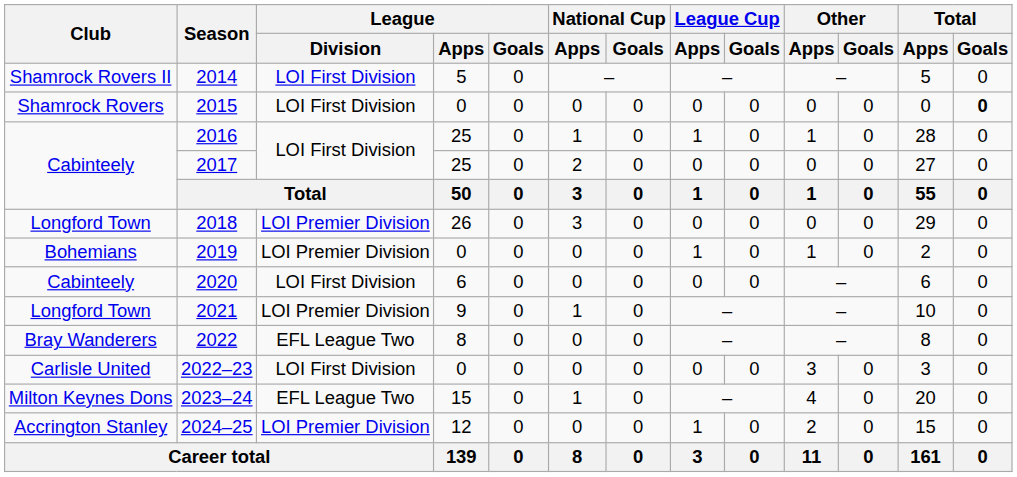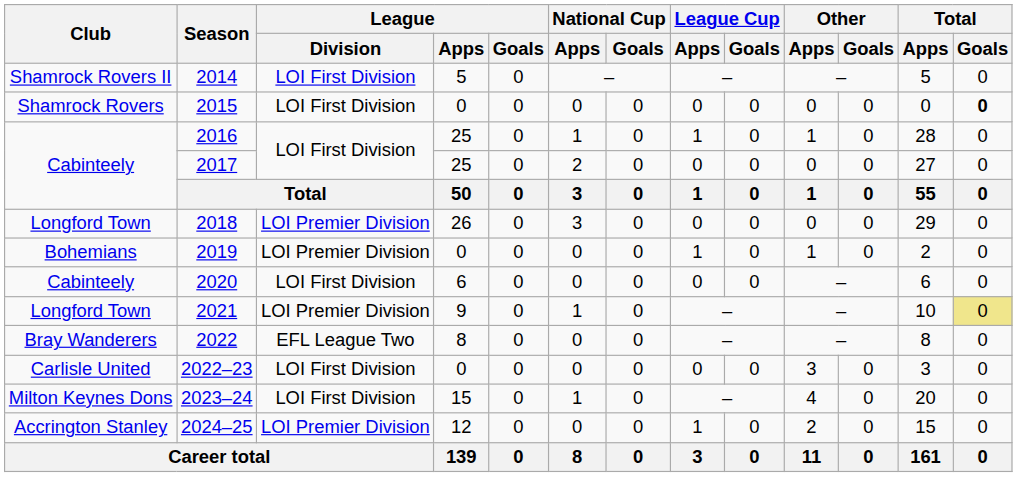(983, 310) no background -> (983, 310) khaki background
(345, 398) EFL League Two -> (345, 398) LOI First Division
